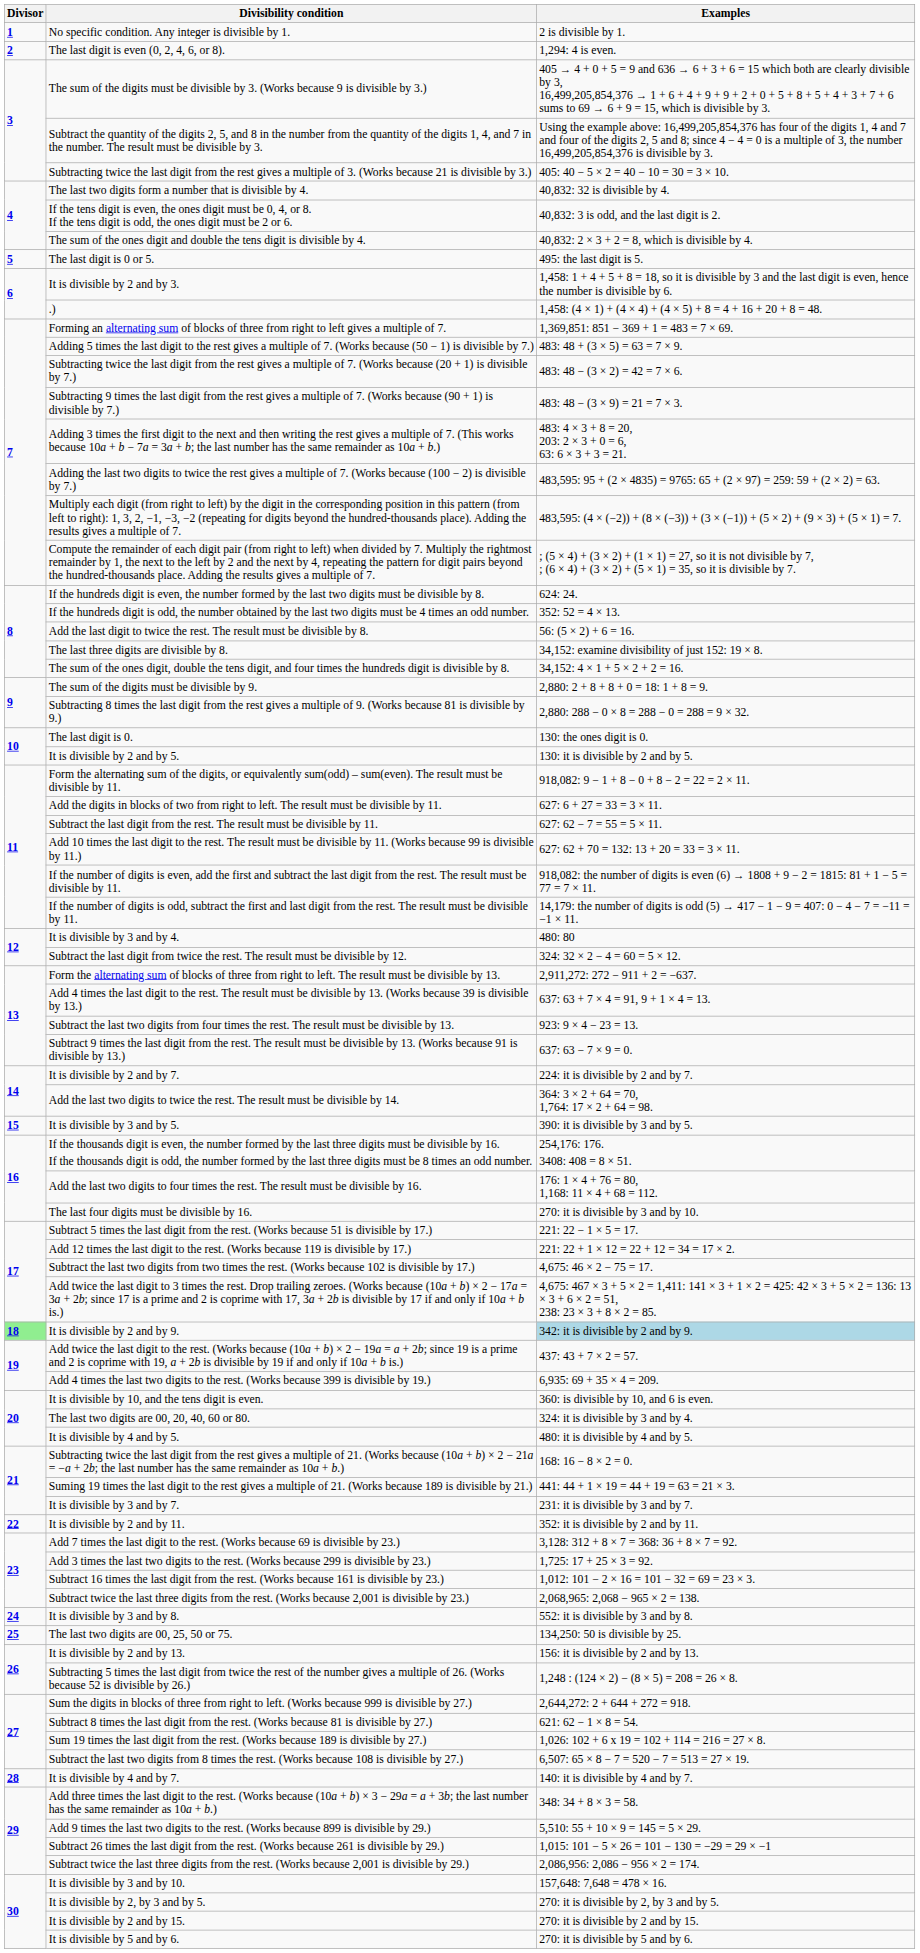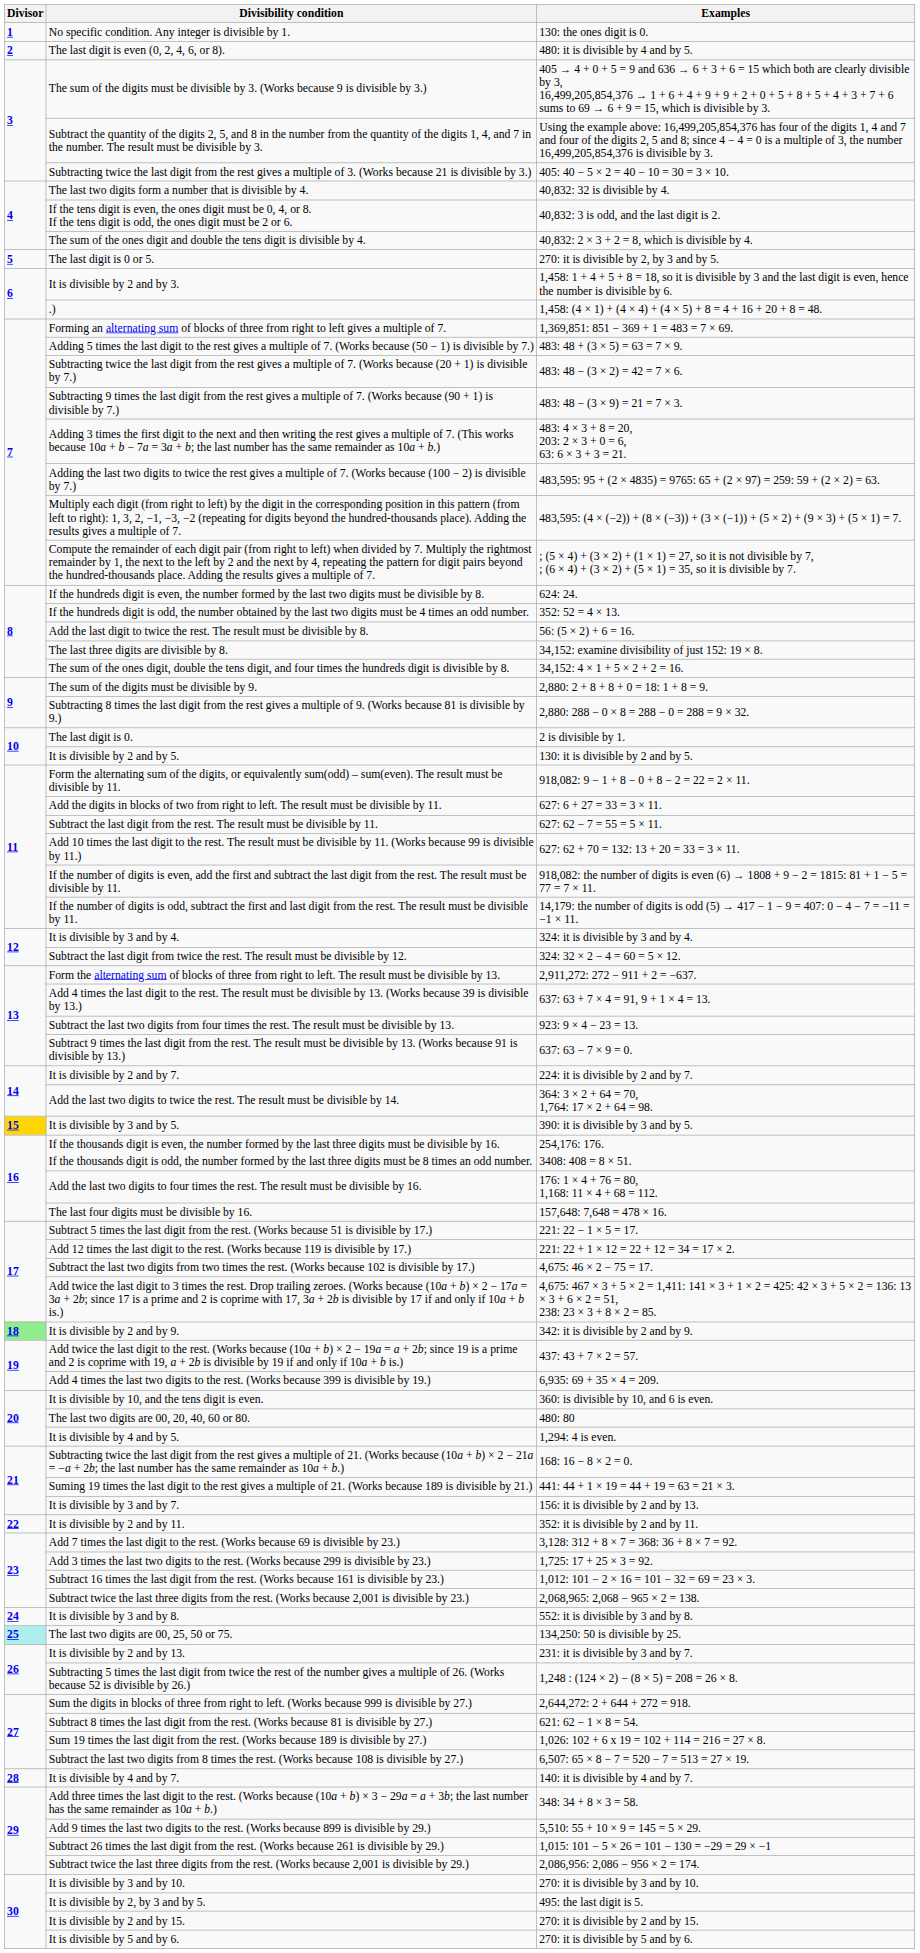(582, 32) 2 is divisible by 1. -> (594, 32) 130: the ones digit is 0.
(578, 50) 1,294: 4 is even. -> (616, 50) 480: it is divisible by 4 and by 5.
(591, 259) 495: the last digit is 5. -> (629, 259) 270: it is divisible by 2, by 3 and by 5.
(594, 737) 130: the ones digit is 0. -> (582, 737) 2 is divisible by 1.
(557, 938) 480: 80 -> (616, 938) 324: it is divisible by 3 and by 4.
(13, 1125) no background -> (13, 1125) gold background
(619, 1212) 270: it is divisible by 3 and by 10. -> (603, 1212) 157,648: 7,648 = 478 × 16.
(616, 1331) lightblue background -> (616, 1331) no background
(616, 1418) 324: it is divisible by 3 and by 4. -> (557, 1418) 480: 80
(616, 1436) 480: it is divisible by 4 and by 5. -> (578, 1436) 1,294: 4 is even.
(616, 1505) 231: it is divisible by 3 and by 7. -> (619, 1505) 156: it is divisible by 2 and by 13.
(13, 1635) no background -> (13, 1635) paleturquoise background
(619, 1653) 156: it is divisible by 2 and by 13. -> (616, 1653) 231: it is divisible by 3 and by 7.
(603, 1883) 157,648: 7,648 = 478 × 16. -> (619, 1883) 270: it is divisible by 3 and by 10.
(629, 1902) 270: it is divisible by 2, by 3 and by 5. -> (591, 1902) 495: the last digit is 5.
